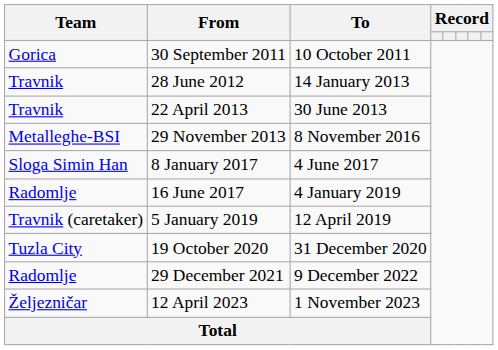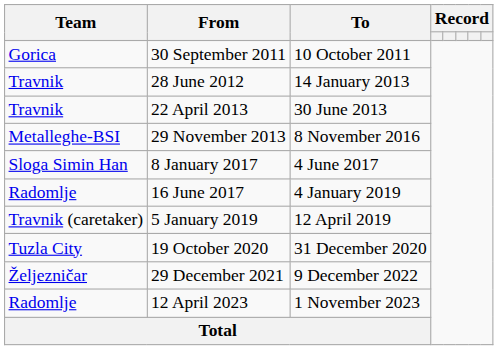(42, 275) Radomlje -> (48, 275) Željezničar
(48, 302) Željezničar -> (42, 302) Radomlje
